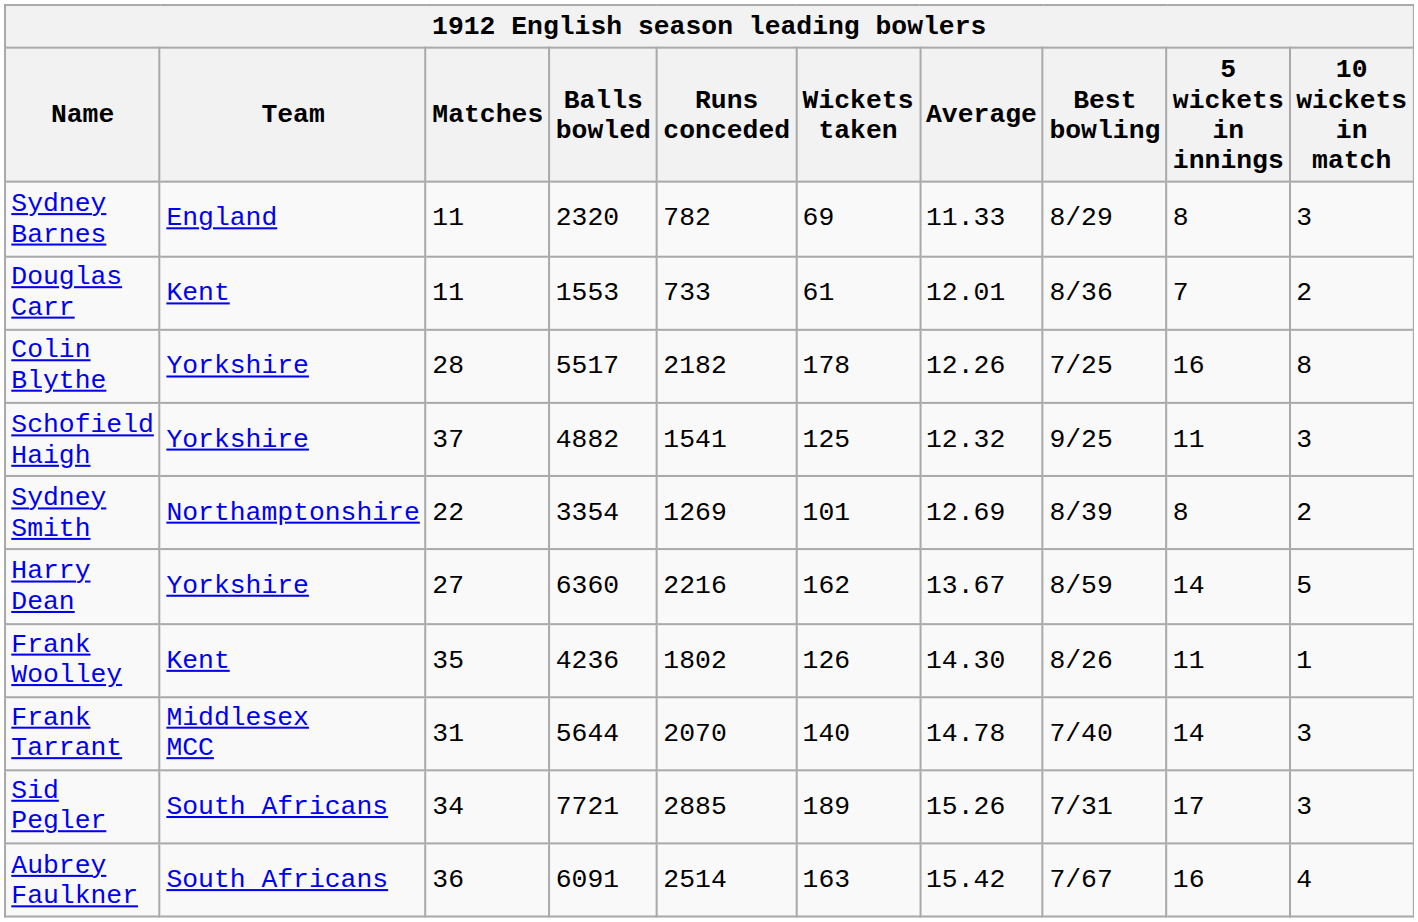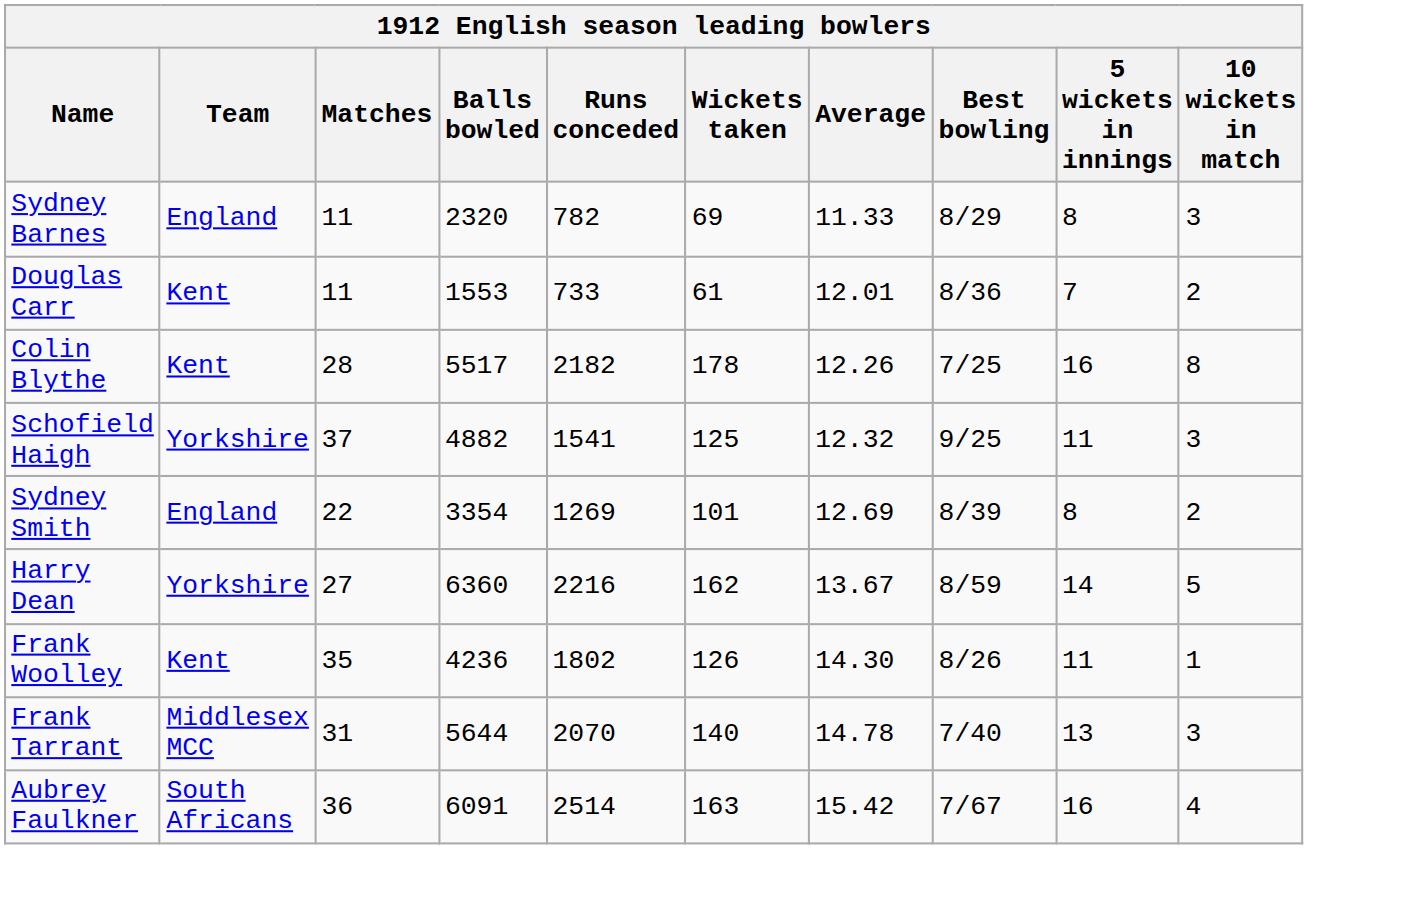(238, 366) Yorkshire -> (198, 366) Kent
(293, 513) Northamptonshire -> (222, 513) England
(1189, 733) 14 -> (1078, 733) 13
- row: (59, 807)
